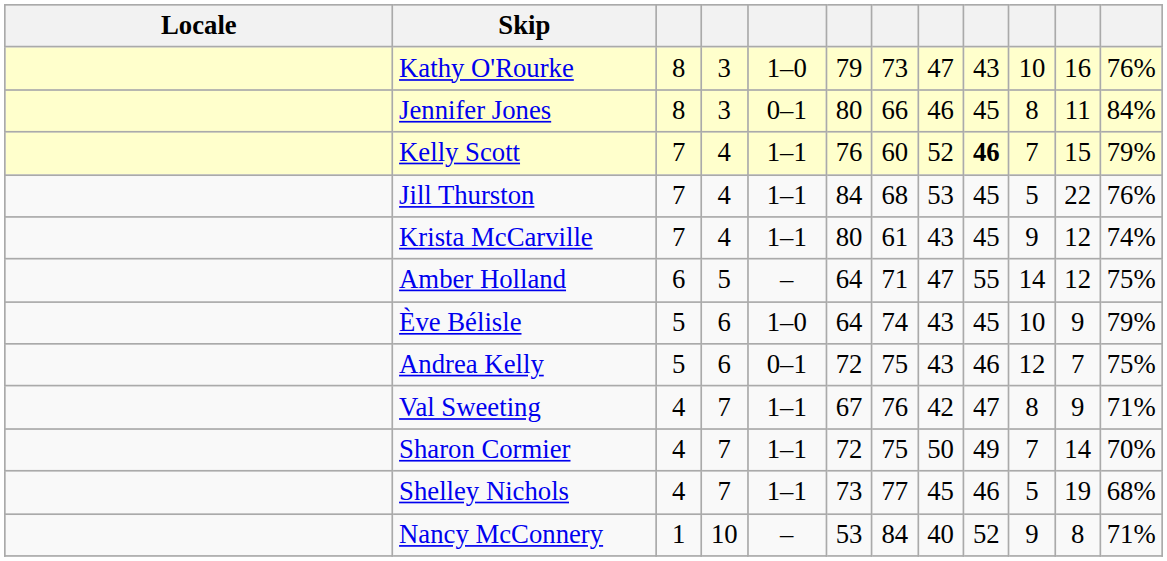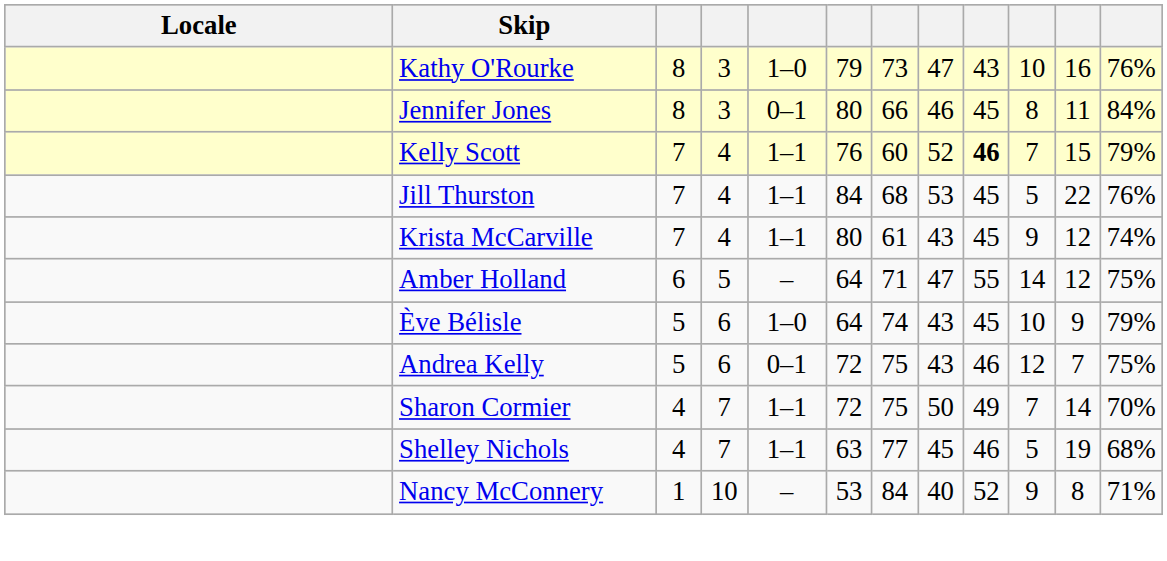- row: (470, 407)
(849, 491) 73 -> (849, 449) 63
